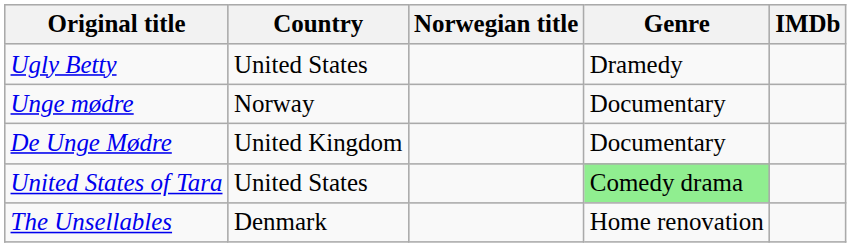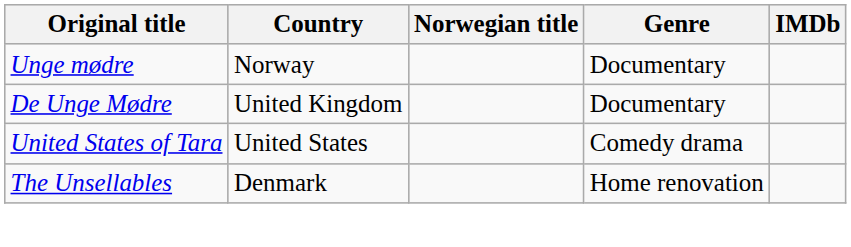- row: (64, 63)
(666, 182) lightgreen background -> (666, 143) no background
